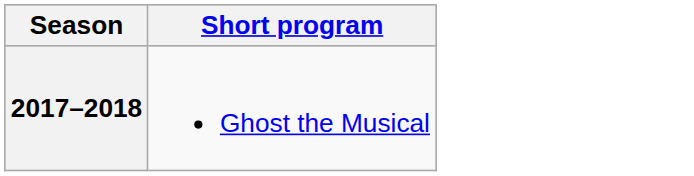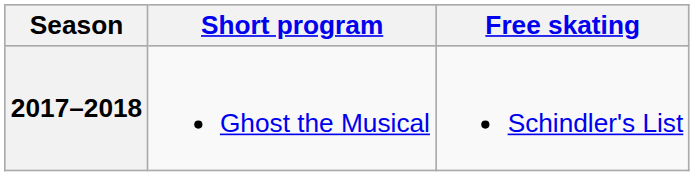+ column: (563, 25)
